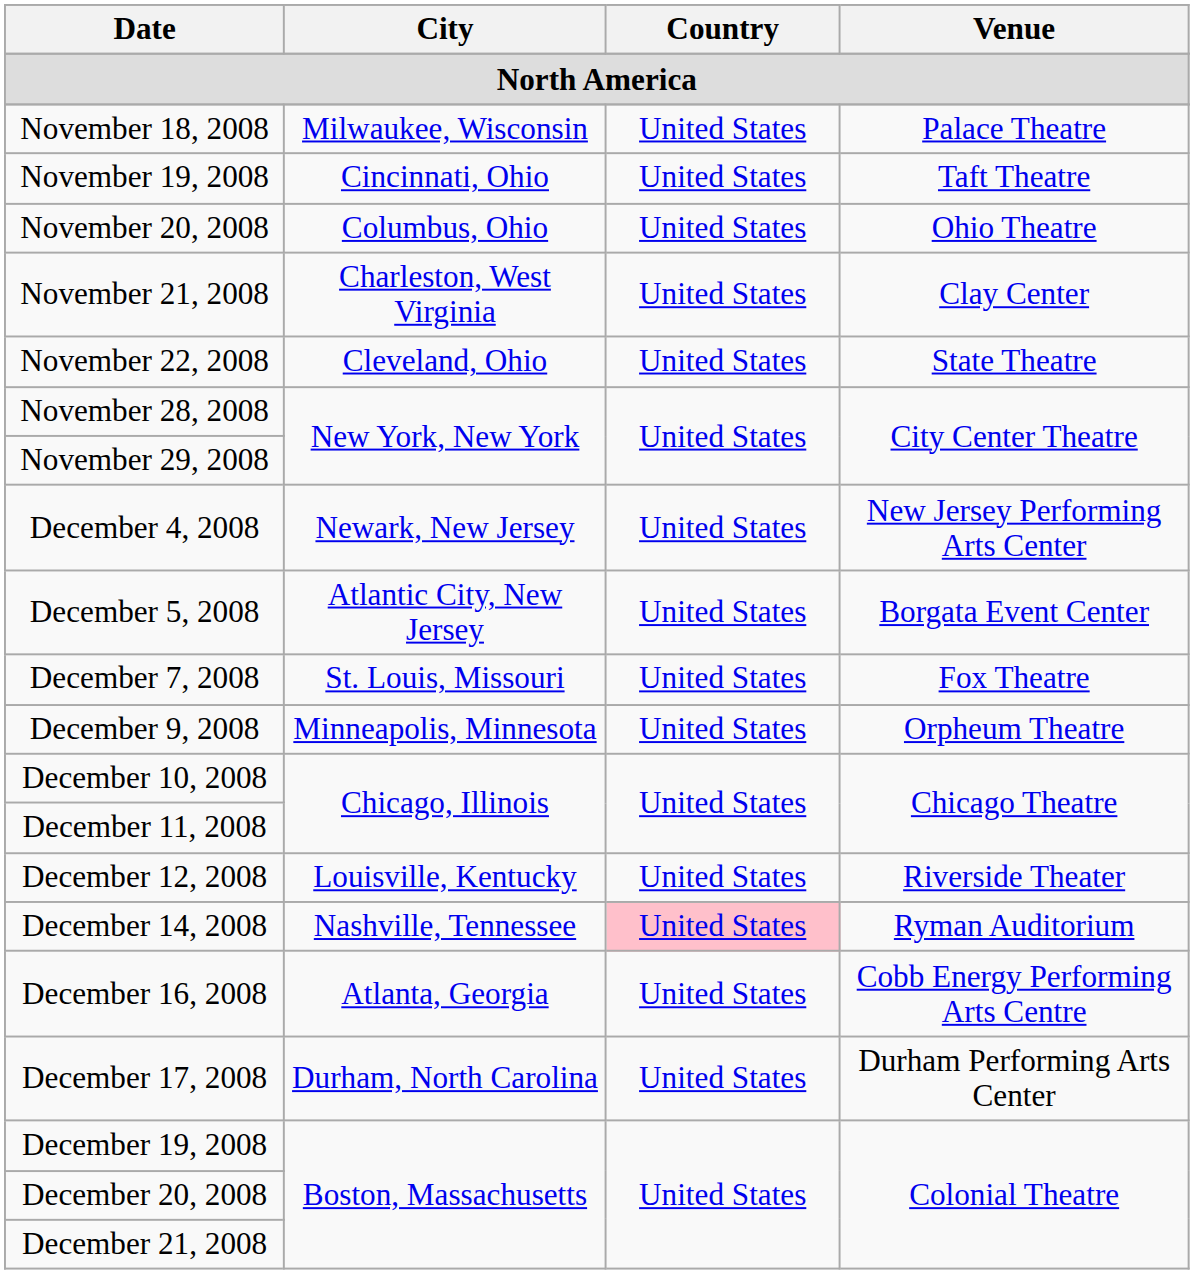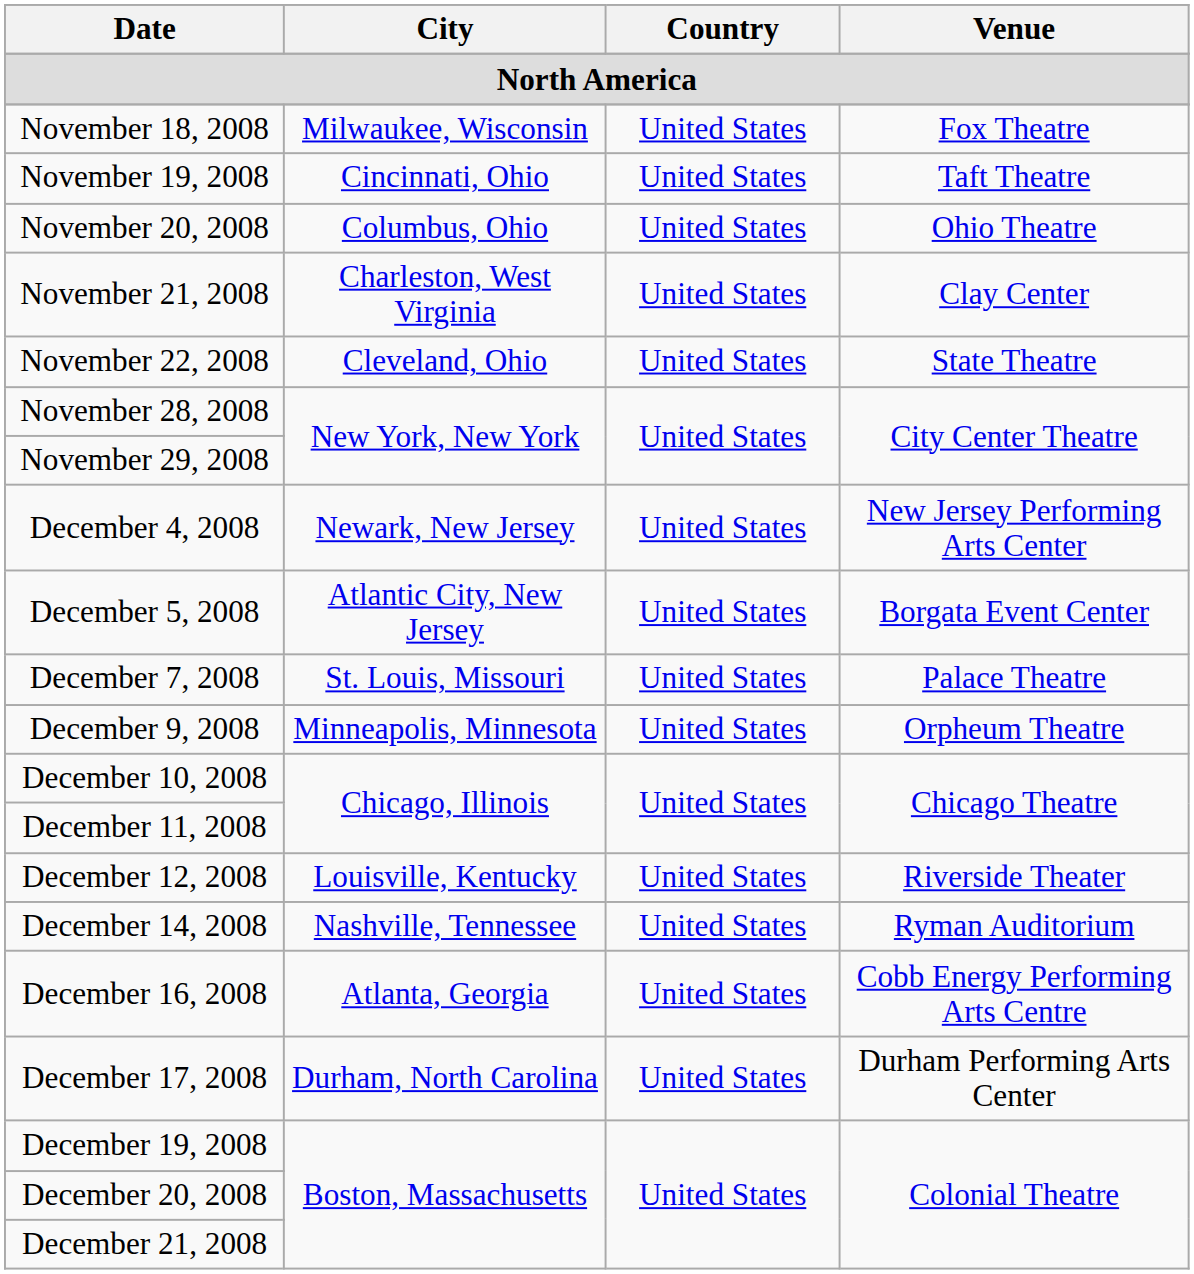(1014, 128) Palace Theatre -> (1014, 128) Fox Theatre
(1014, 678) Fox Theatre -> (1014, 678) Palace Theatre
(723, 926) pink background -> (723, 926) no background
